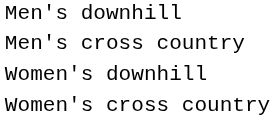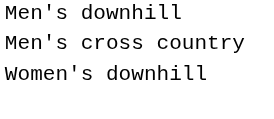- row: (138, 105)
